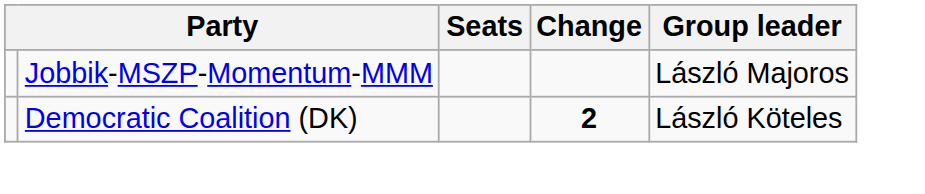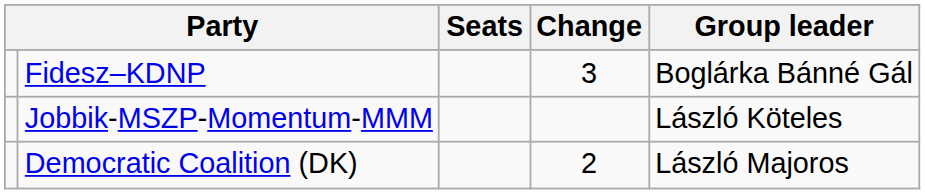+ row: (115, 73)
(752, 73) László Majoros -> (749, 118) László Köteles
(589, 118) bold -> (589, 164) normal
(749, 118) László Köteles -> (752, 164) László Majoros
